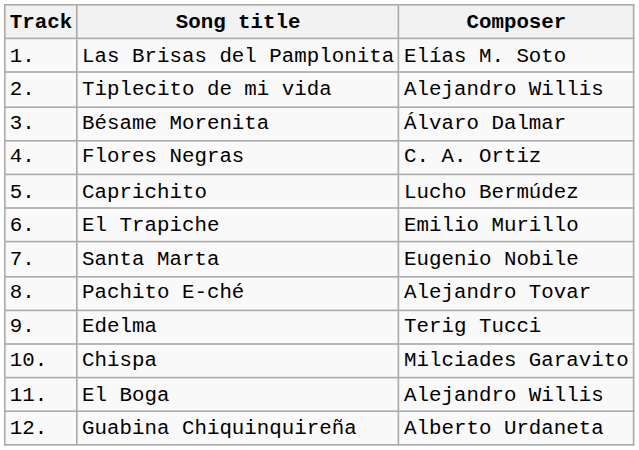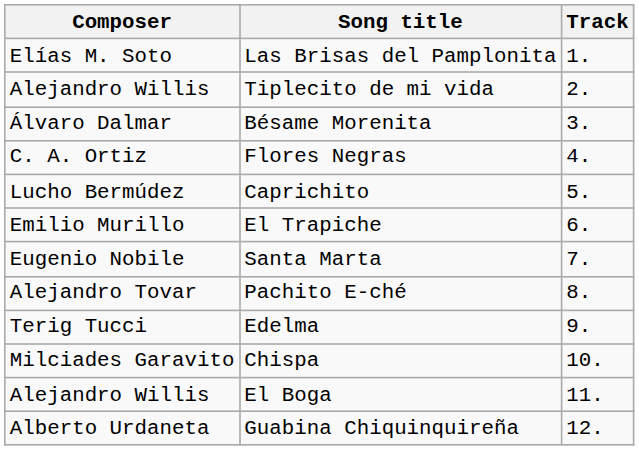columns swapped: (41, 22) <-> (516, 22)
